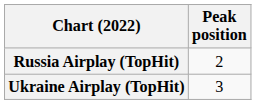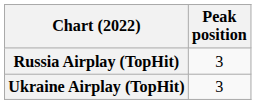(219, 61) 2 -> (219, 61) 3
